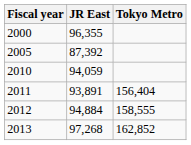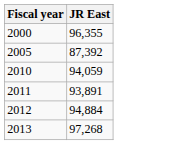- column: (149, 14)
